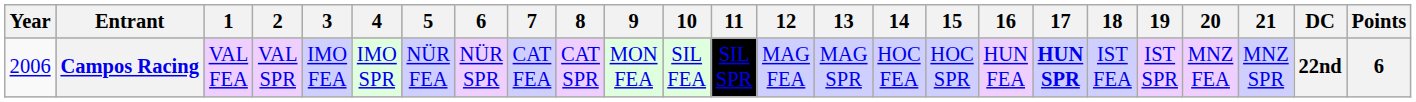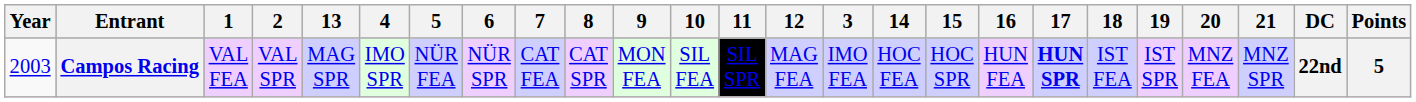columns swapped: (327, 21) <-> (844, 21)
(30, 66) 2006 -> (30, 66) 2003
(1379, 66) 6 -> (1379, 66) 5
